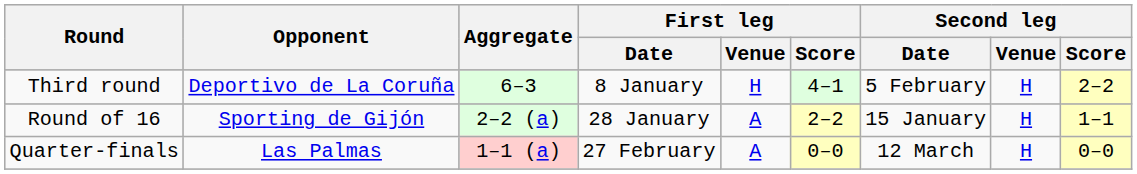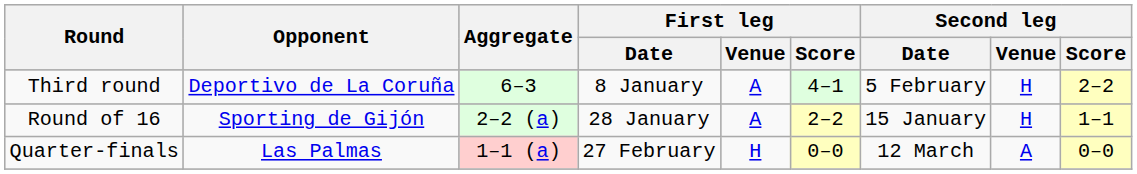(755, 87) H -> (755, 87) A
(755, 153) A -> (755, 153) H
(1026, 153) H -> (1026, 153) A
